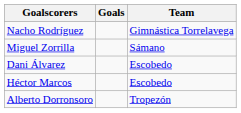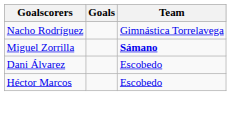(147, 47) normal -> (139, 47) bold
- row: (50, 99)
